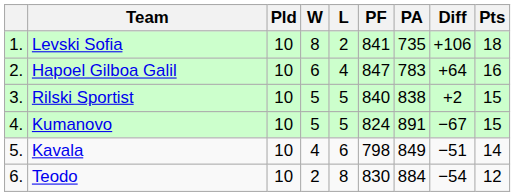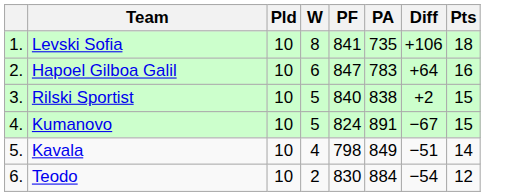- column: (344, 17)
